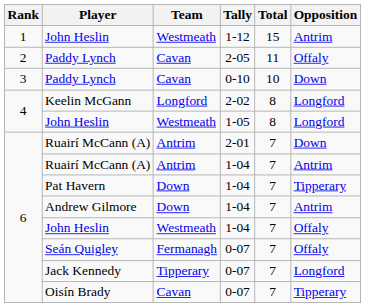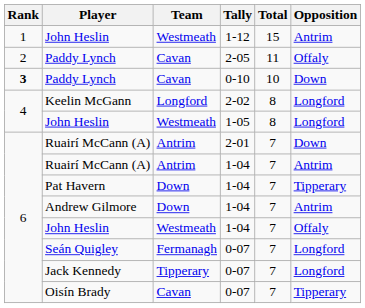(23, 79) normal -> (23, 79) bold
(311, 249) Offaly -> (319, 249) Longford
